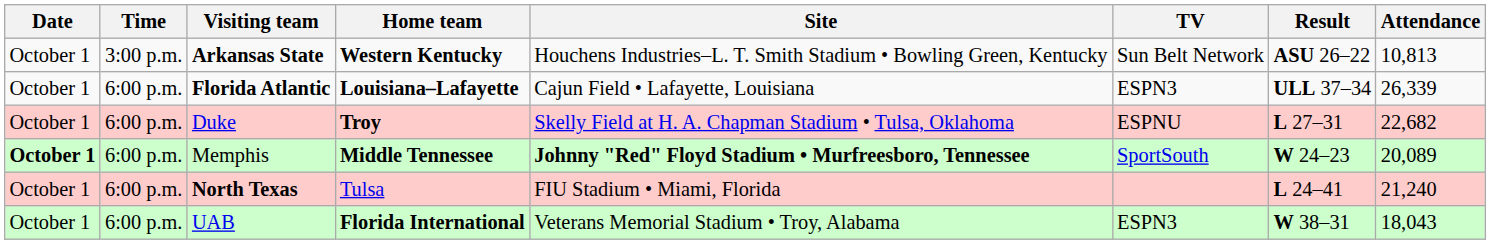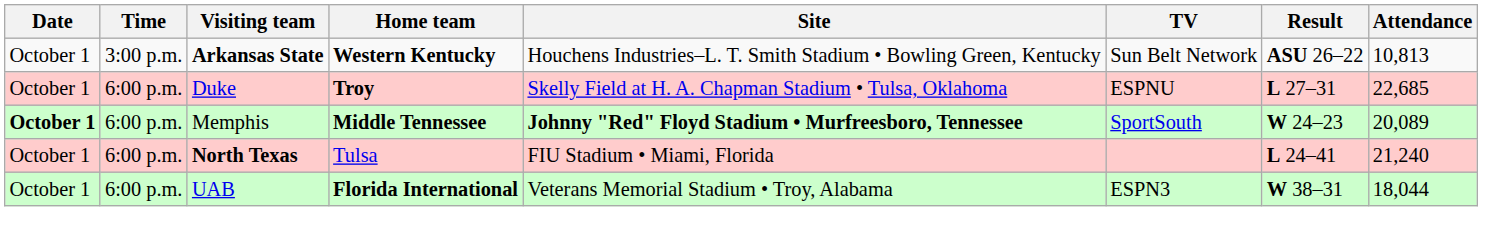- row: (261, 88)
(1409, 122) 22,682 -> (1401, 88) 22,685
(1409, 222) 18,043 -> (1401, 189) 18,044
